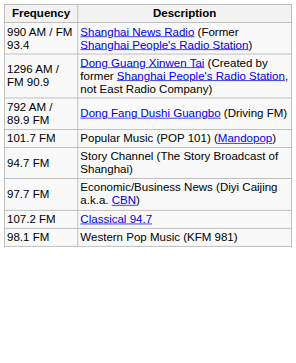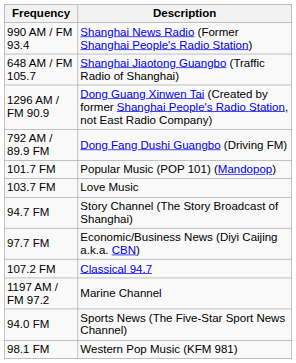+ row: (40, 69)
+ row: (31, 188)
+ row: (33, 293)
+ row: (28, 324)
